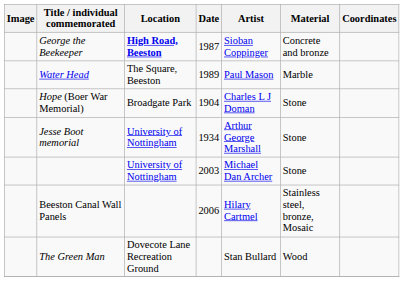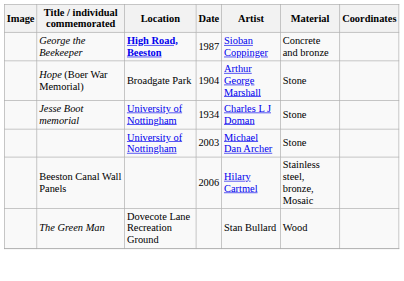- row: (64, 74)
(248, 103) Charles L J Doman -> (242, 80) Arthur George Marshall
(242, 137) Arthur George Marshall -> (248, 114) Charles L J Doman
